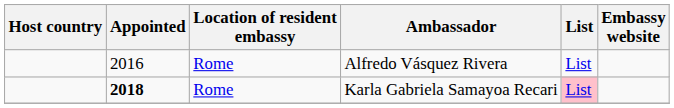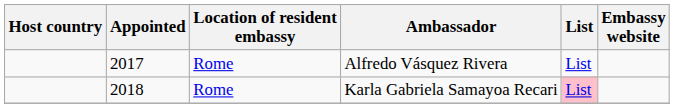(127, 63) 2016 -> (127, 63) 2017
(127, 90) bold -> (127, 90) normal
